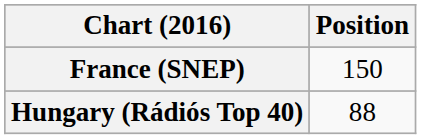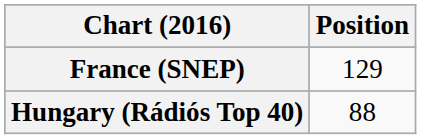(362, 68) 150 -> (362, 68) 129
